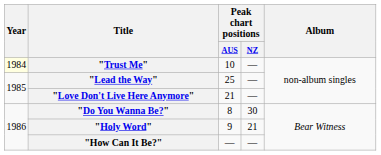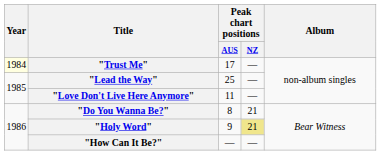(230, 65) 10 -> (230, 65) 17
(230, 96) 21 -> (230, 96) 11
(252, 111) 30 -> (252, 111) 21
(252, 127) no background -> (252, 127) khaki background
